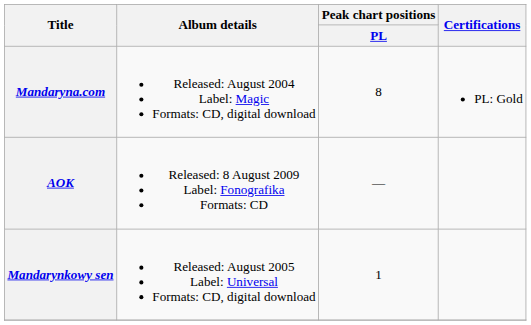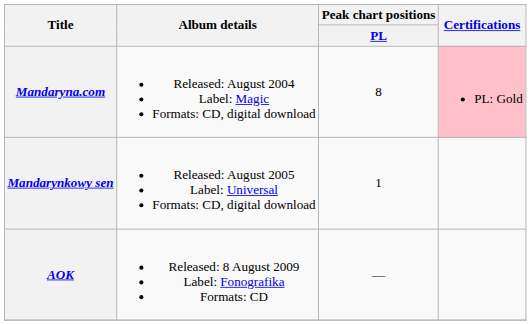(482, 99) no background -> (482, 99) pink background
rows swapped: (60, 274) <-> (60, 183)
